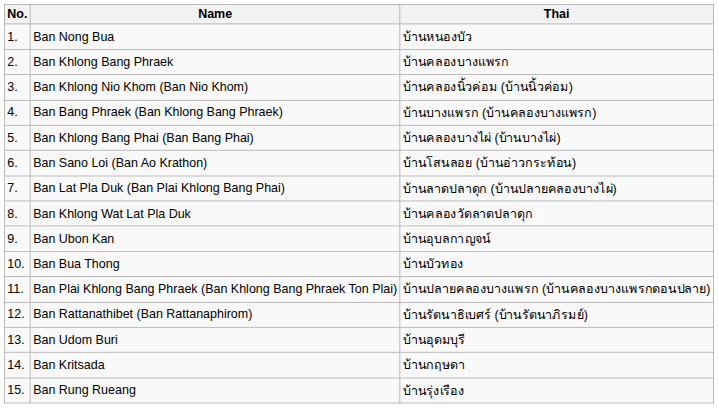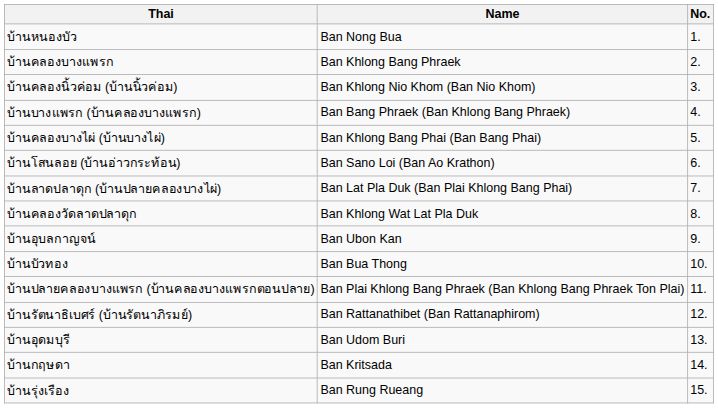columns swapped: (17, 14) <-> (557, 14)
